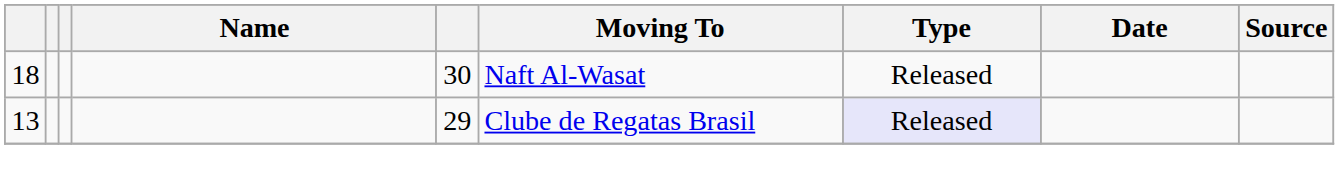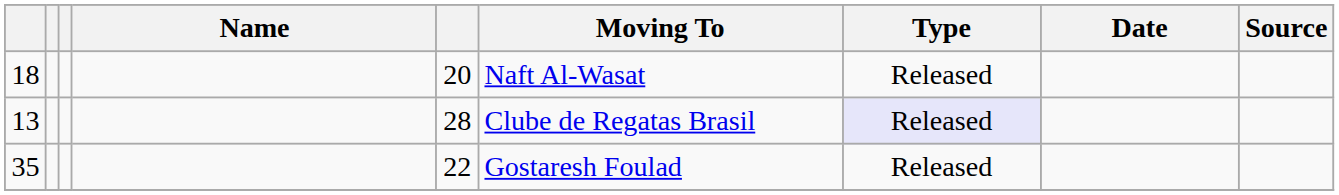(457, 74) 30 -> (457, 74) 20
(457, 120) 29 -> (457, 120) 28
+ row: (26, 166)
